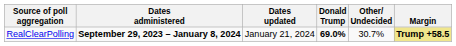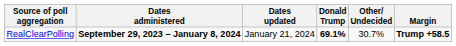(333, 35) 69.0% -> (333, 35) 69.1%
(423, 35) khaki background -> (423, 35) no background
